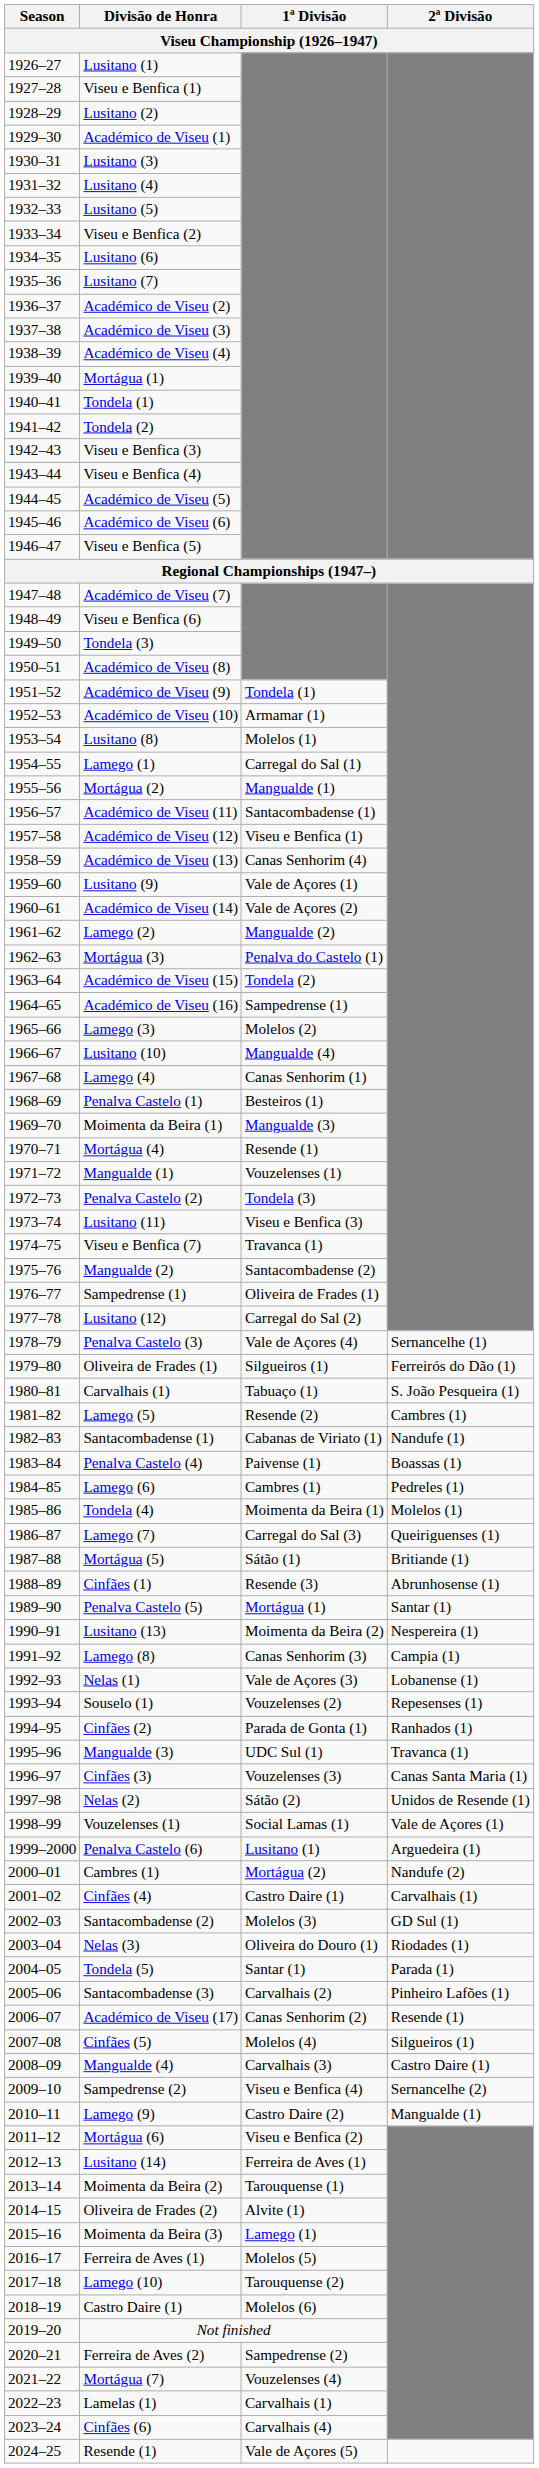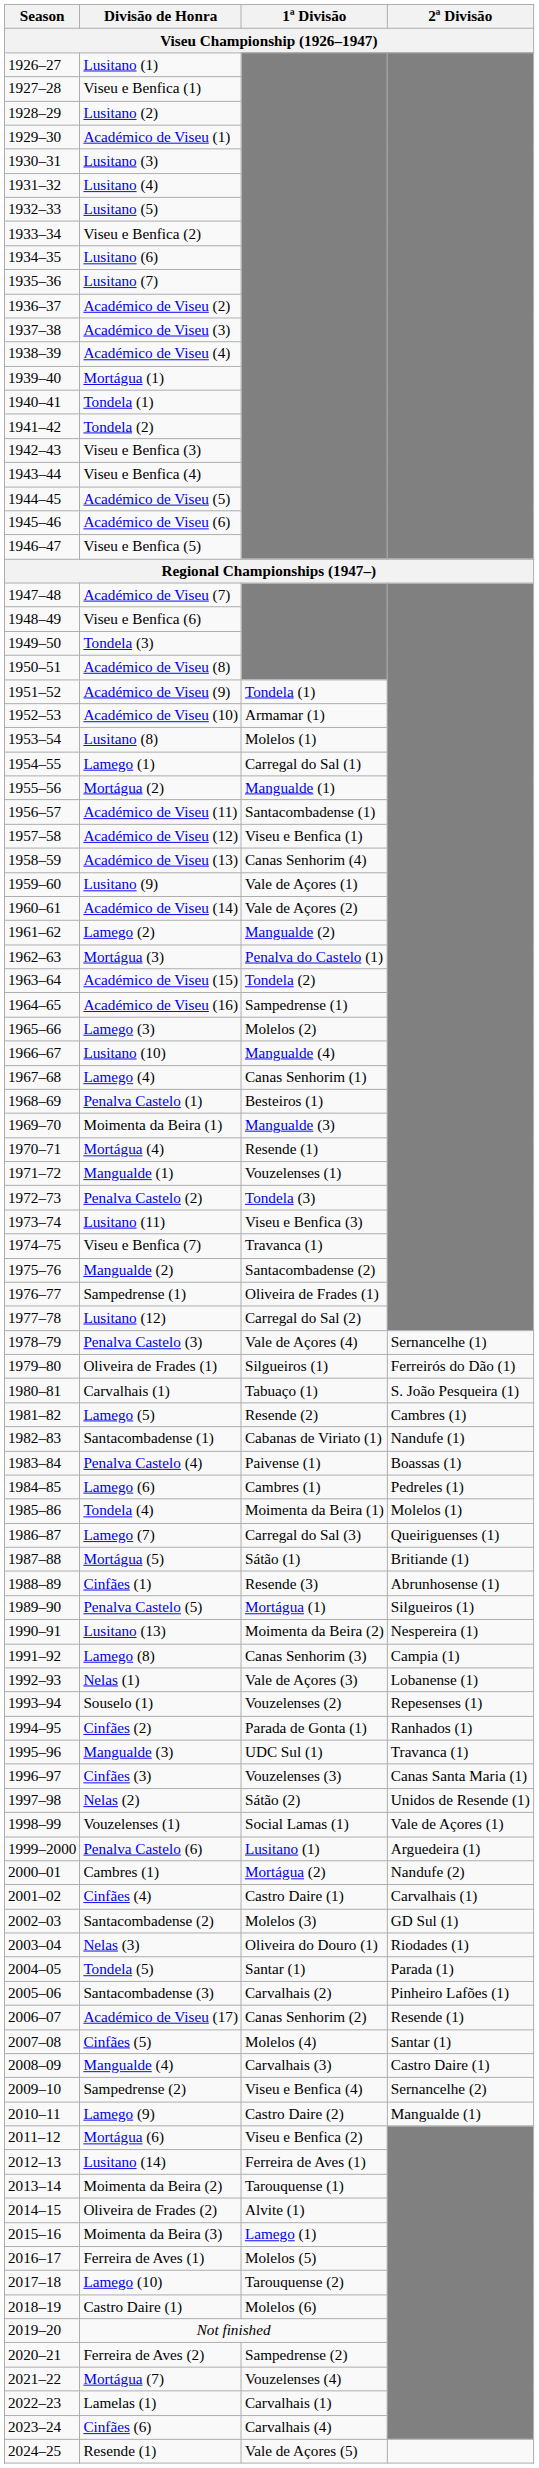(421, 1607) Santar (1) -> (432, 1607) Silgueiros (1)
(432, 2041) Silgueiros (1) -> (421, 2041) Santar (1)
